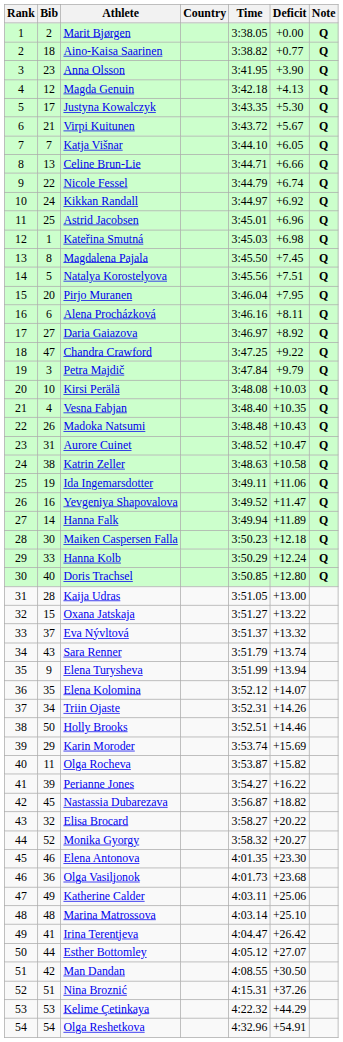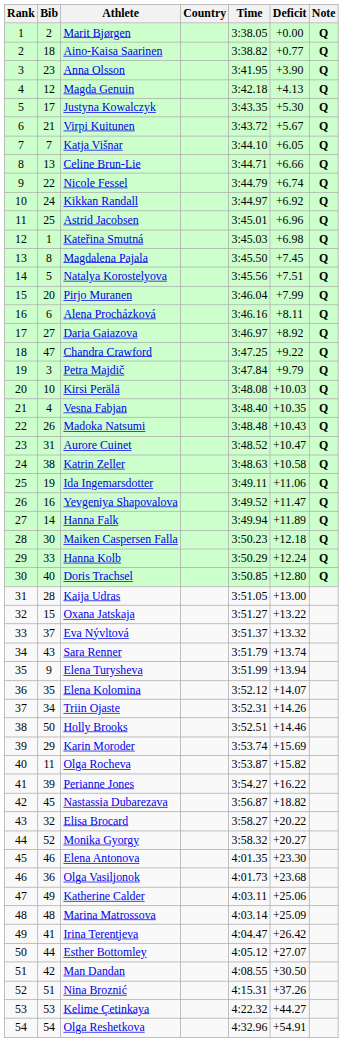(290, 295) +7.95 -> (290, 295) +7.99
(290, 915) +25.10 -> (290, 915) +25.09
(290, 1009) +44.29 -> (290, 1009) +44.27
